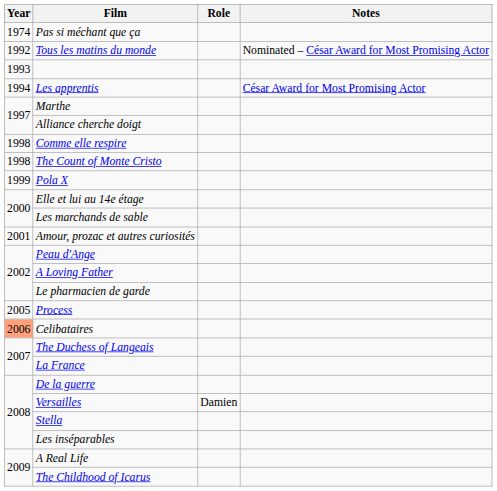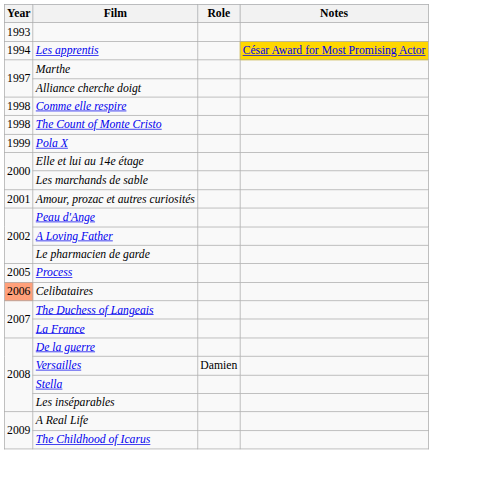- row: (88, 32)
- row: (96, 50)
(334, 87) no background -> (334, 50) gold background
